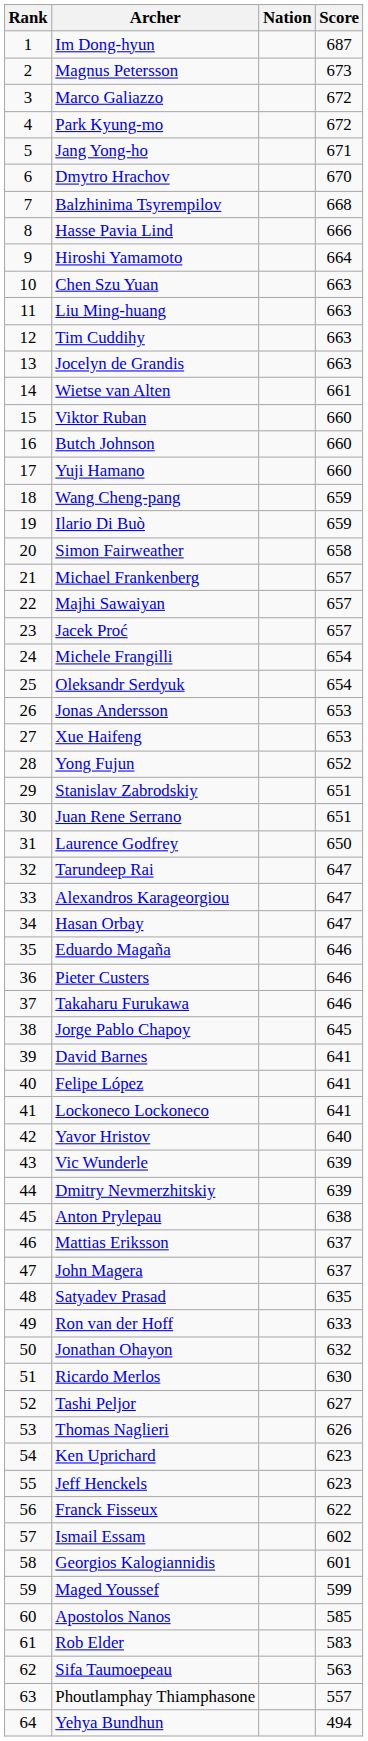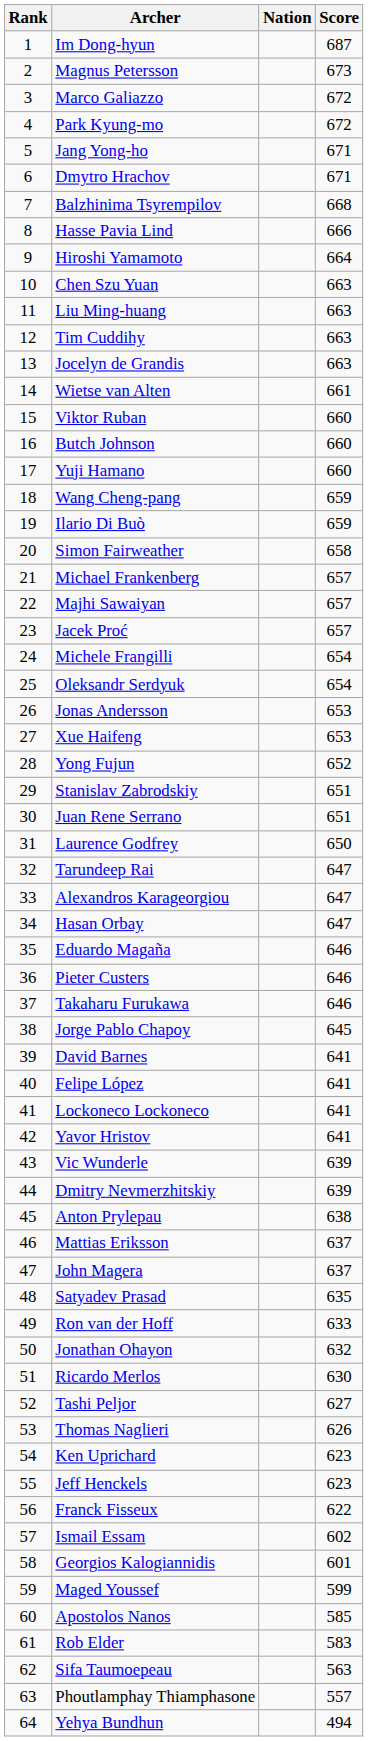(339, 177) 670 -> (339, 177) 671
(339, 1136) 640 -> (339, 1136) 641
